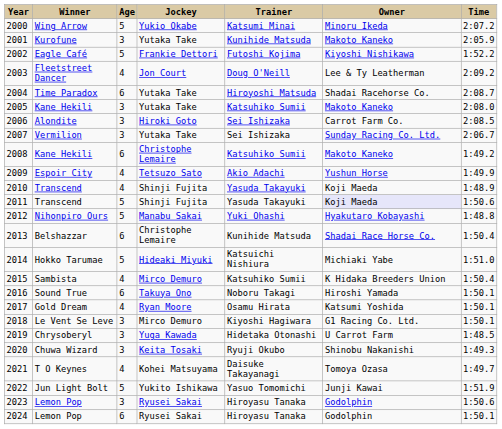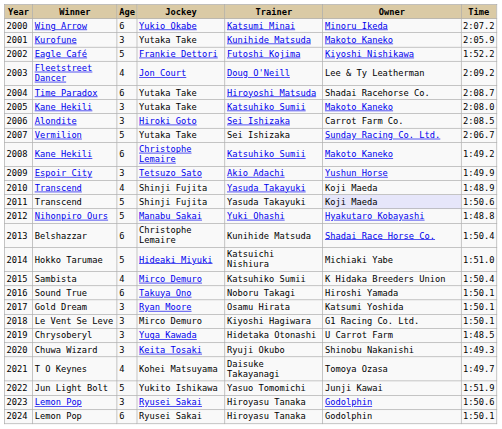(122, 26) 5 -> (122, 26) 6
(122, 135) 3 -> (122, 135) 5
(122, 173) 4 -> (122, 173) 3
(122, 307) 4 -> (122, 307) 3
